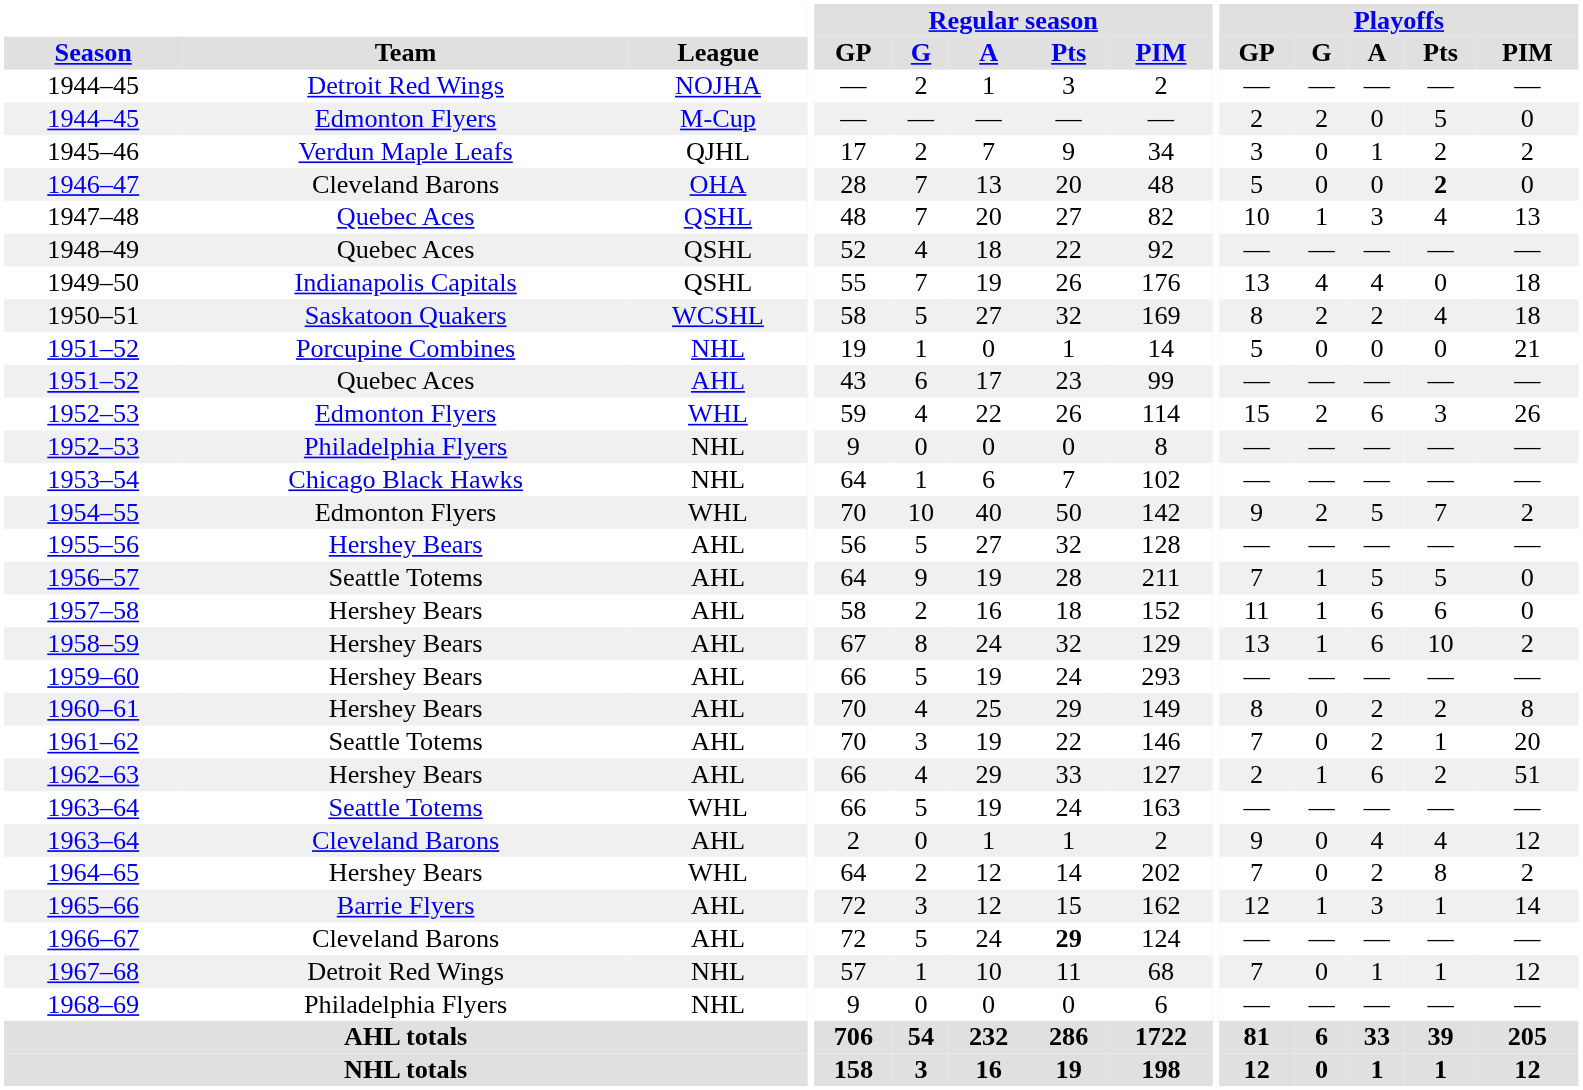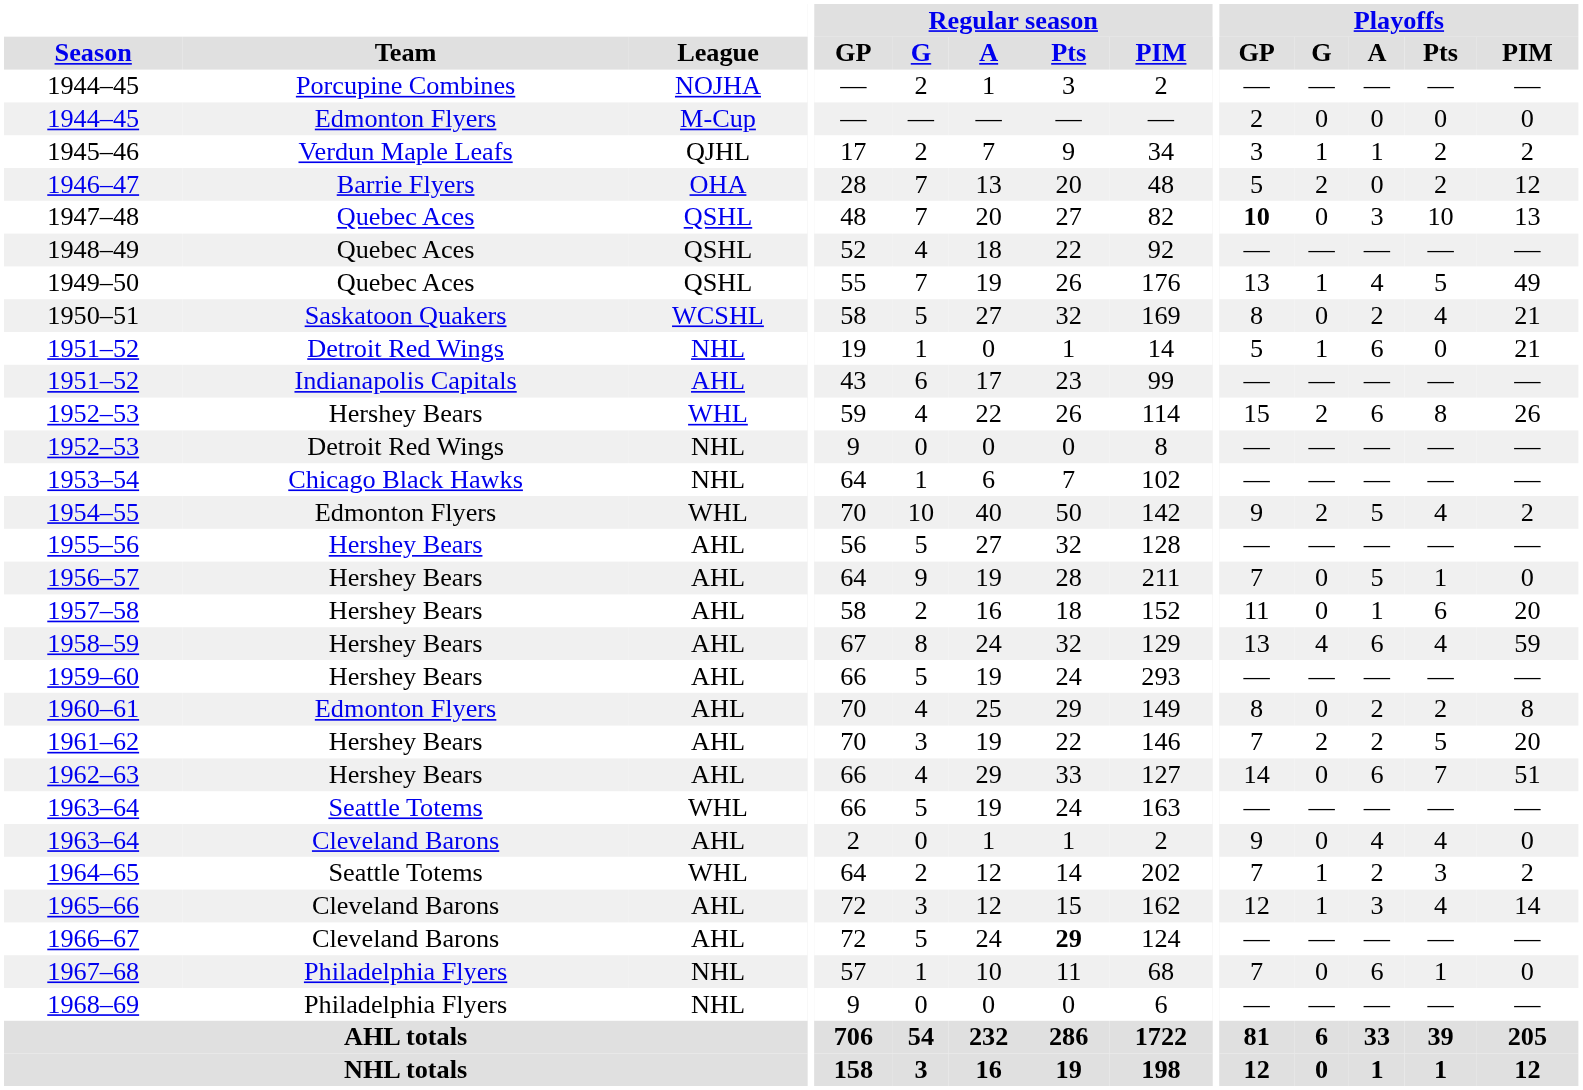(406, 85) Detroit Red Wings -> (406, 85) Porcupine Combines
(1322, 118) 2 -> (1322, 118) 0
(1441, 118) 5 -> (1441, 118) 0
(1322, 151) 0 -> (1322, 151) 1
(406, 184) Cleveland Barons -> (406, 184) Barrie Flyers
(1322, 184) 0 -> (1322, 184) 2
(1441, 184) bold -> (1441, 184) normal
(1527, 184) 0 -> (1527, 184) 12
(1257, 216) normal -> (1257, 216) bold
(1322, 216) 1 -> (1322, 216) 0
(1441, 216) 4 -> (1441, 216) 10
(406, 282) Indianapolis Capitals -> (406, 282) Quebec Aces
(1322, 282) 4 -> (1322, 282) 1
(1441, 282) 0 -> (1441, 282) 5
(1527, 282) 18 -> (1527, 282) 49
(1322, 315) 2 -> (1322, 315) 0
(1527, 315) 18 -> (1527, 315) 21
(406, 348) Porcupine Combines -> (406, 348) Detroit Red Wings
(1322, 348) 0 -> (1322, 348) 1
(1377, 348) 0 -> (1377, 348) 6
(406, 380) Quebec Aces -> (406, 380) Indianapolis Capitals
(406, 413) Edmonton Flyers -> (406, 413) Hershey Bears
(1441, 413) 3 -> (1441, 413) 8
(406, 446) Philadelphia Flyers -> (406, 446) Detroit Red Wings
(1441, 512) 7 -> (1441, 512) 4
(406, 577) Seattle Totems -> (406, 577) Hershey Bears
(1322, 577) 1 -> (1322, 577) 0
(1441, 577) 5 -> (1441, 577) 1
(1322, 610) 1 -> (1322, 610) 0
(1377, 610) 6 -> (1377, 610) 1
(1527, 610) 0 -> (1527, 610) 20
(1322, 643) 1 -> (1322, 643) 4
(1441, 643) 10 -> (1441, 643) 4
(1527, 643) 2 -> (1527, 643) 59
(406, 708) Hershey Bears -> (406, 708) Edmonton Flyers
(406, 741) Seattle Totems -> (406, 741) Hershey Bears
(1322, 741) 0 -> (1322, 741) 2
(1441, 741) 1 -> (1441, 741) 5
(1257, 774) 2 -> (1257, 774) 14
(1322, 774) 1 -> (1322, 774) 0
(1441, 774) 2 -> (1441, 774) 7
(1527, 840) 12 -> (1527, 840) 0
(406, 872) Hershey Bears -> (406, 872) Seattle Totems
(1322, 872) 0 -> (1322, 872) 1
(1441, 872) 8 -> (1441, 872) 3
(406, 905) Barrie Flyers -> (406, 905) Cleveland Barons
(1441, 905) 1 -> (1441, 905) 4
(406, 971) Detroit Red Wings -> (406, 971) Philadelphia Flyers
(1377, 971) 1 -> (1377, 971) 6
(1527, 971) 12 -> (1527, 971) 0
